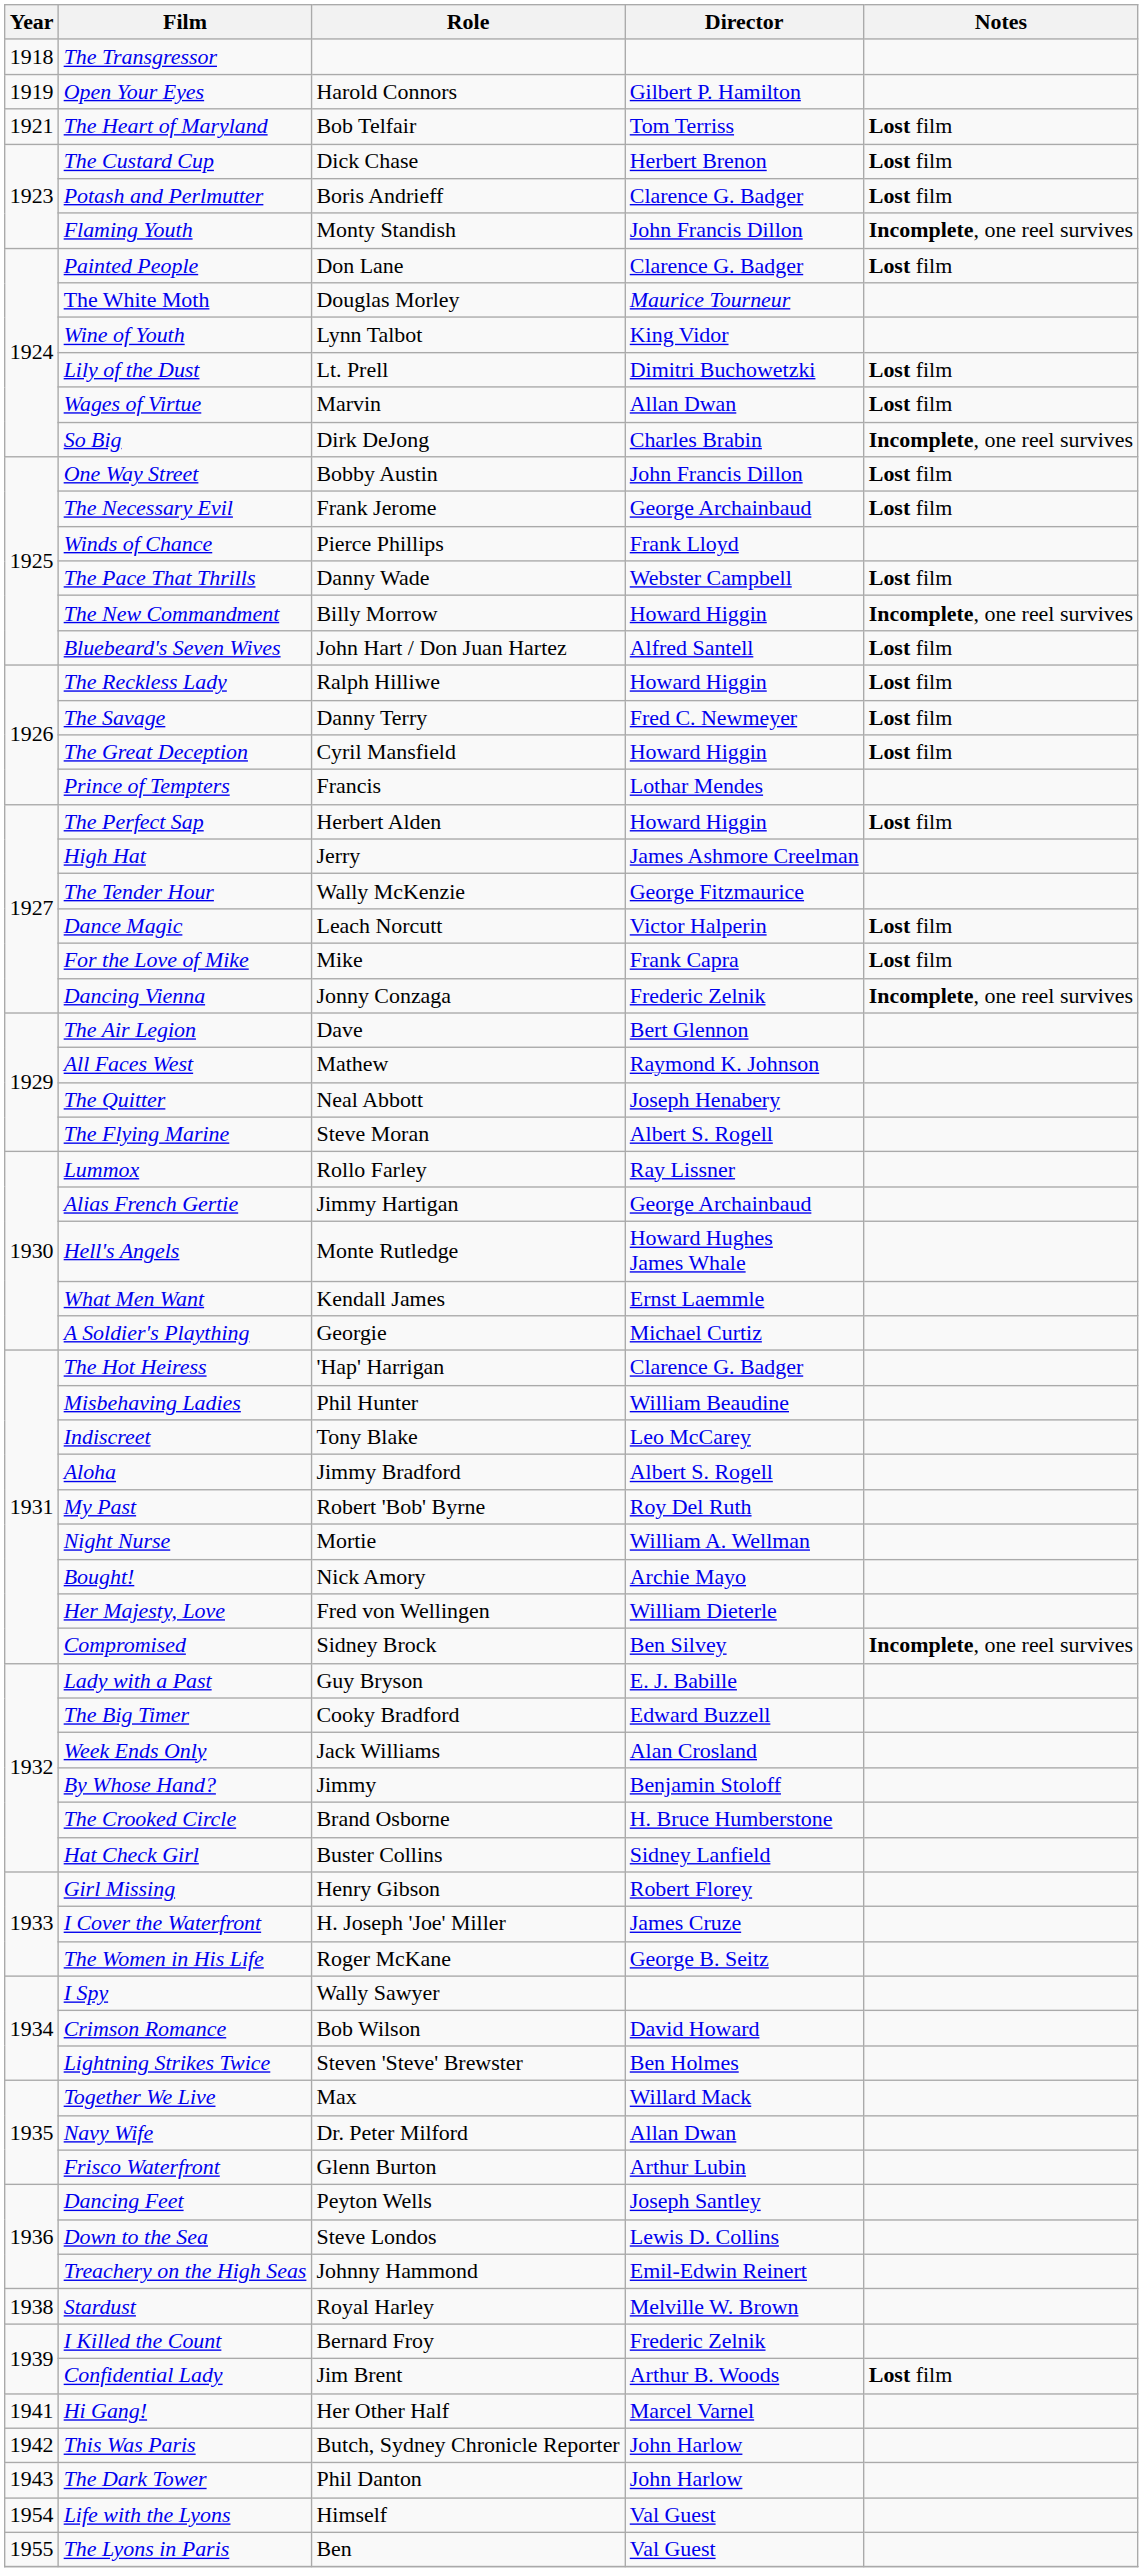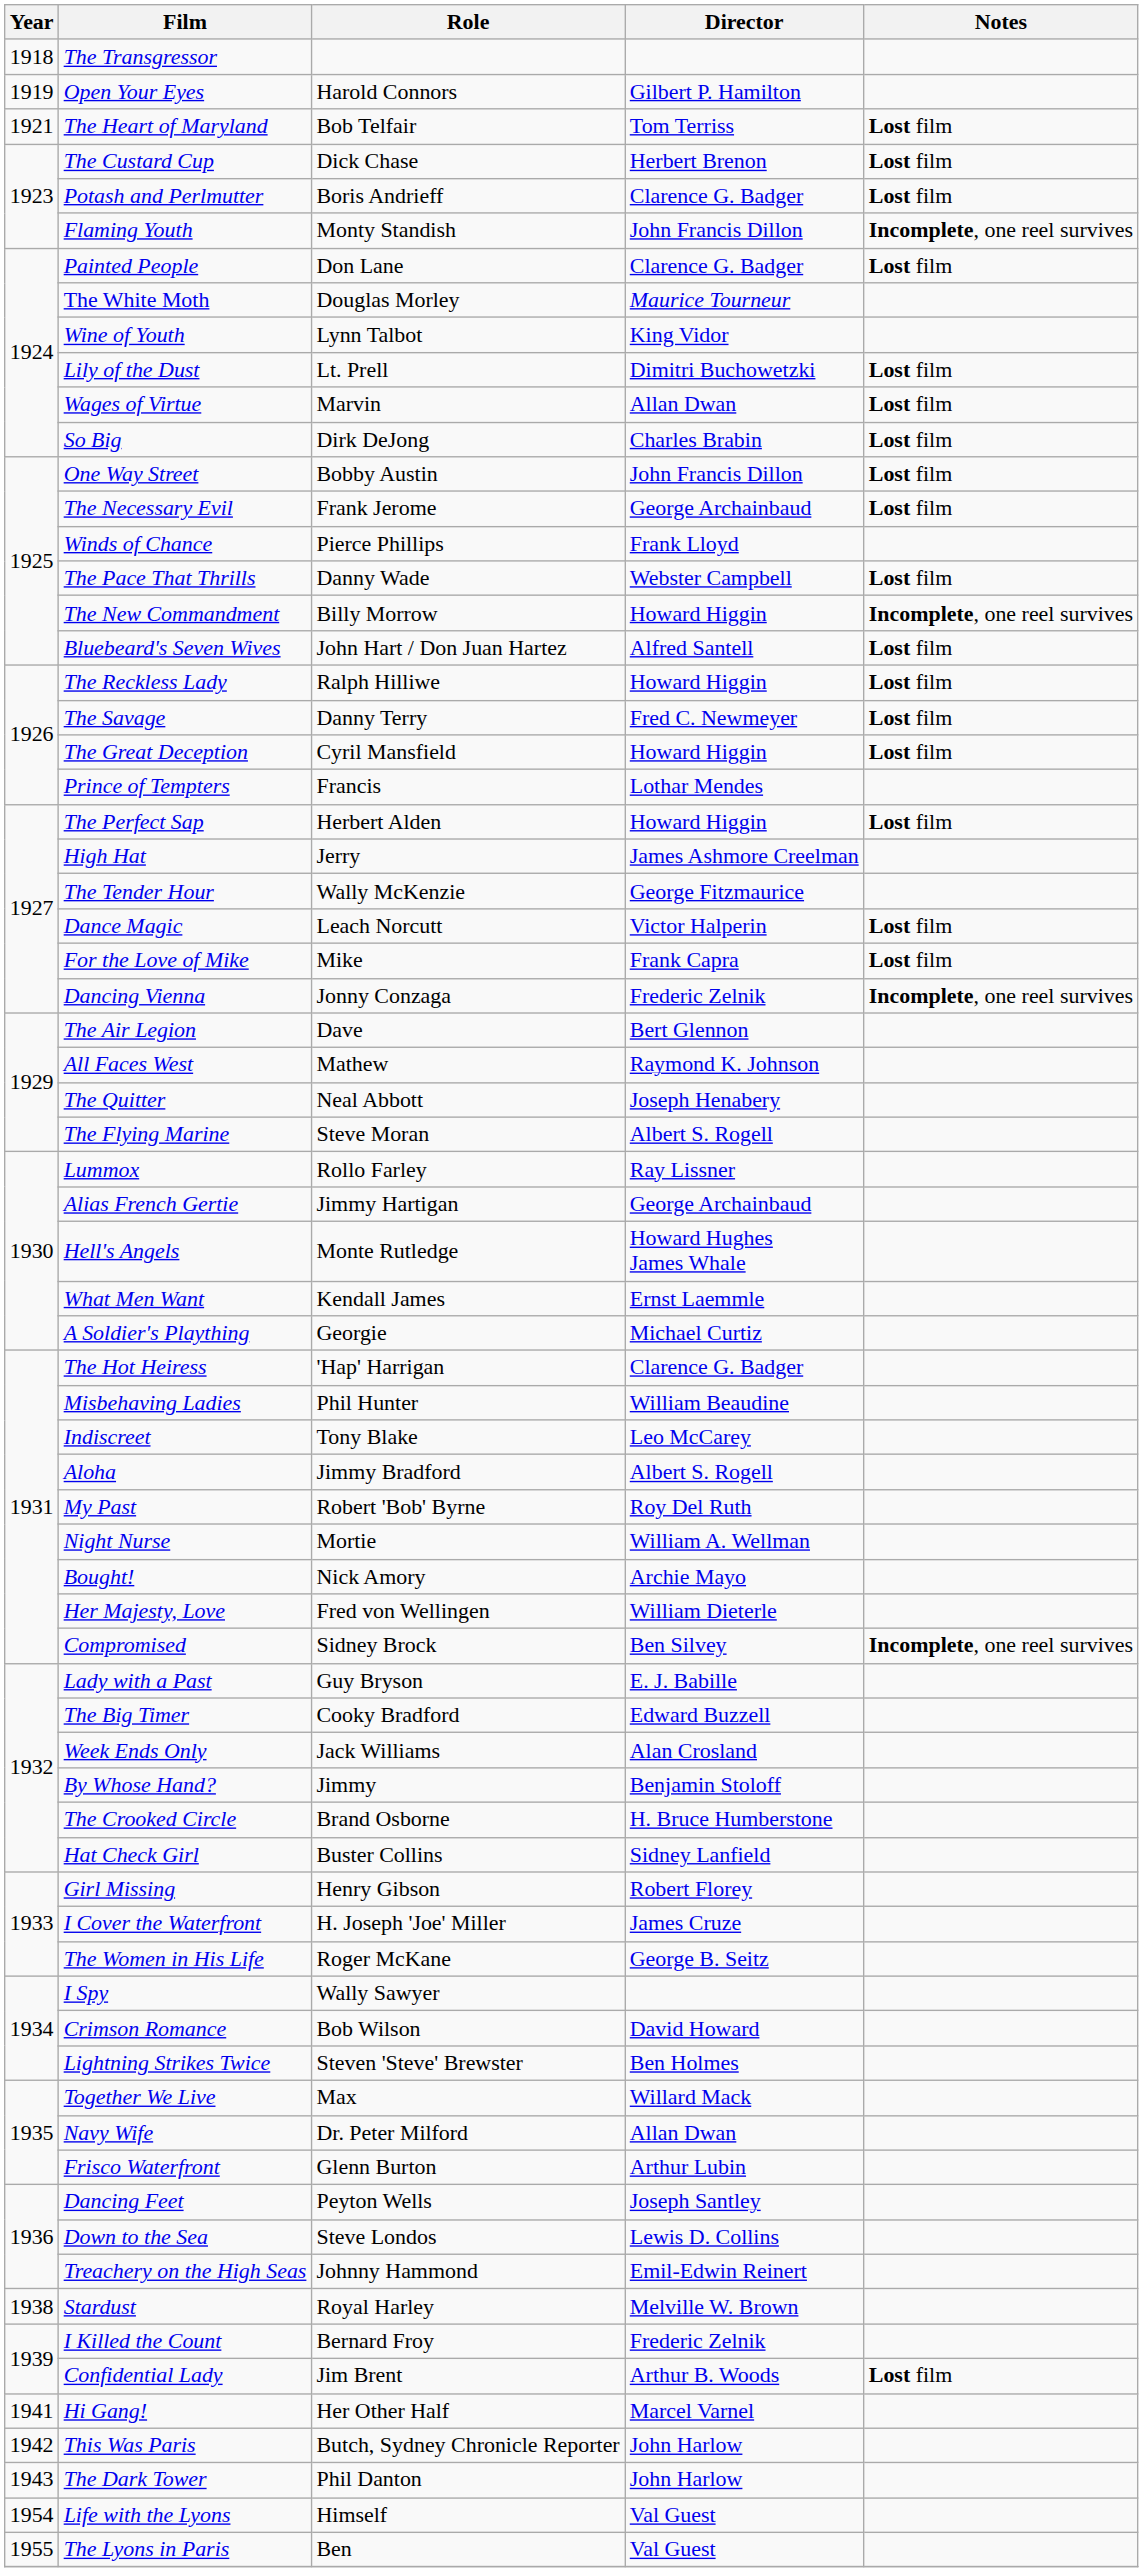(1001, 439) Incomplete, one reel survives -> (910, 439) Lost film
